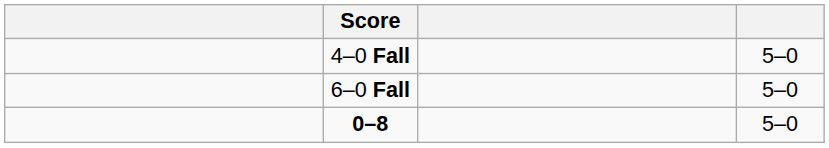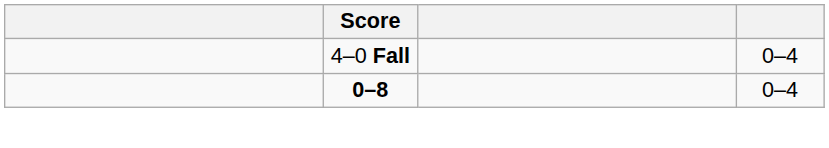(780, 55) 5–0 -> (780, 55) 0–4
- row: (370, 90)
(780, 124) 5–0 -> (780, 90) 0–4
